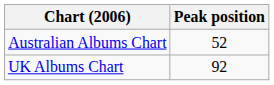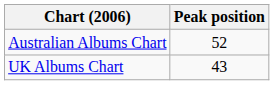(219, 67) 92 -> (219, 67) 43
